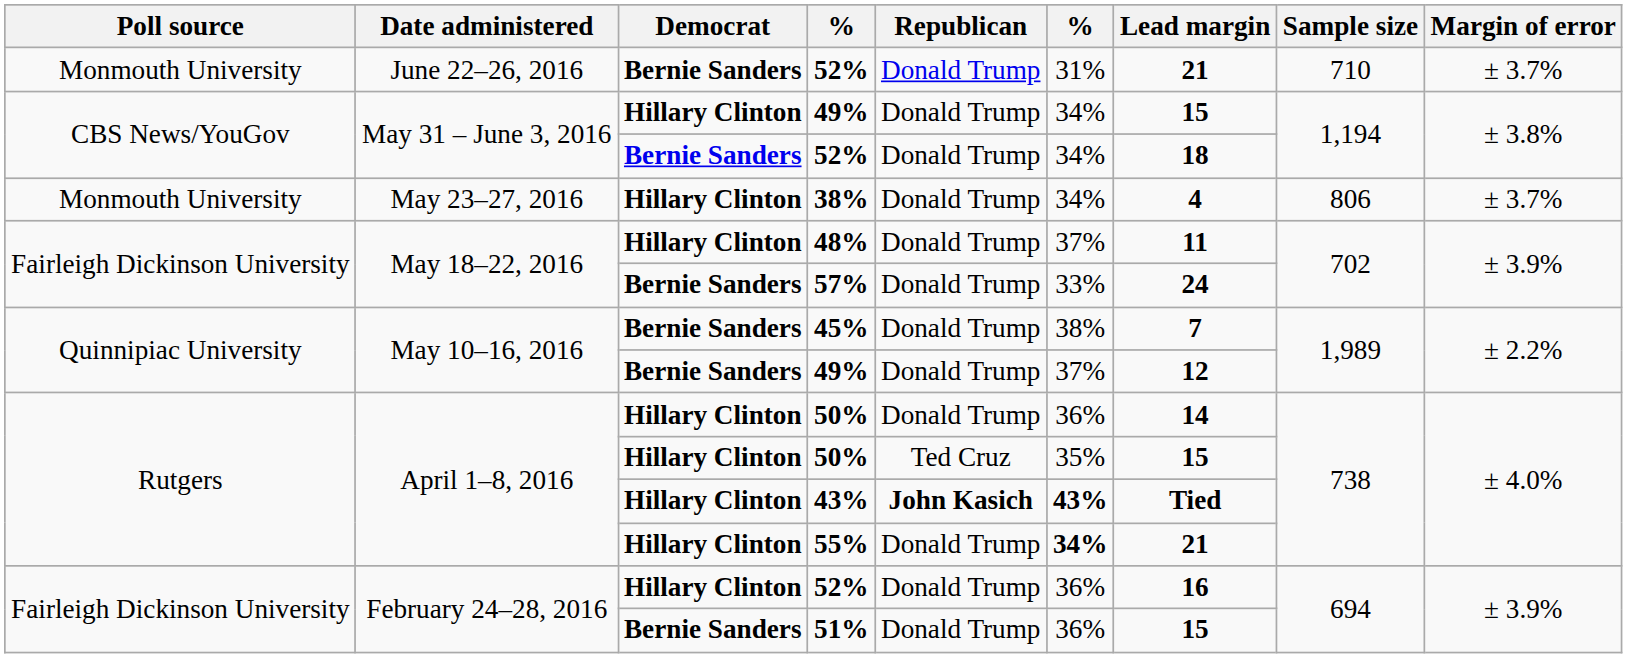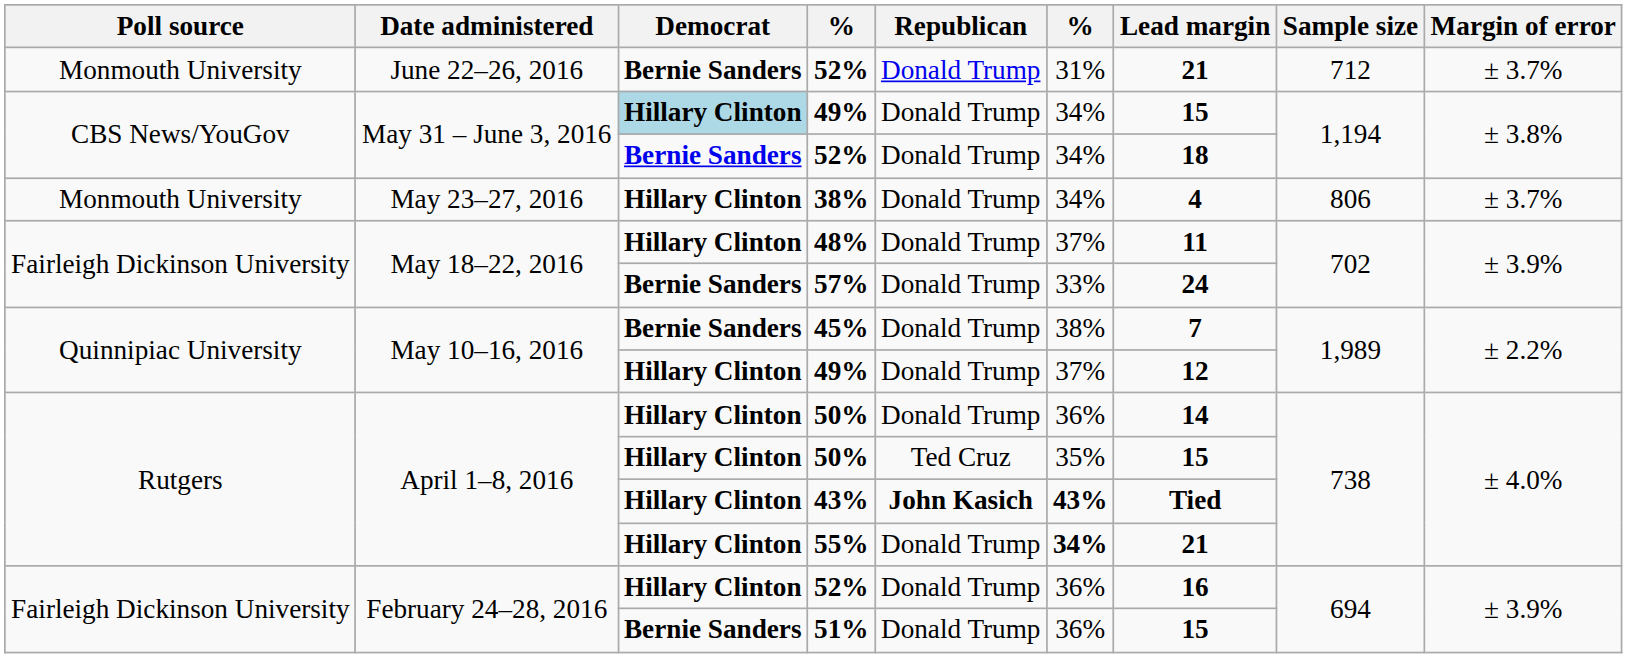(1350, 69) 710 -> (1350, 69) 712
(713, 112) no background -> (713, 112) lightblue background
(713, 371) Bernie Sanders -> (713, 371) Hillary Clinton
